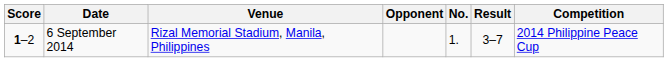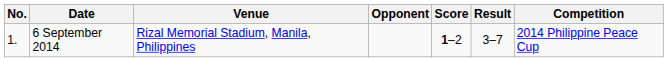columns swapped: (459, 14) <-> (24, 14)
